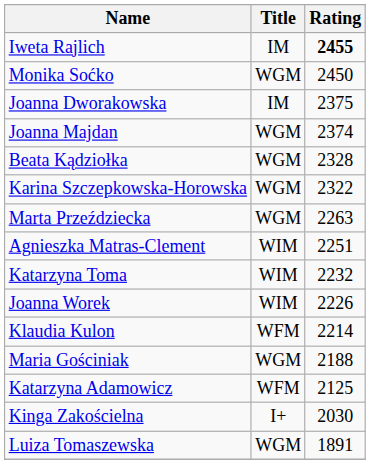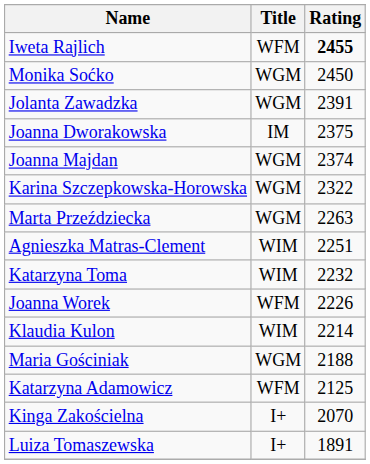(278, 47) IM -> (278, 47) WFM
+ row: (73, 103)
- row: (68, 160)
(278, 302) WIM -> (278, 302) WFM
(278, 331) WFM -> (278, 331) WIM
(335, 416) 2030 -> (335, 416) 2070
(278, 445) WGM -> (278, 445) I+
